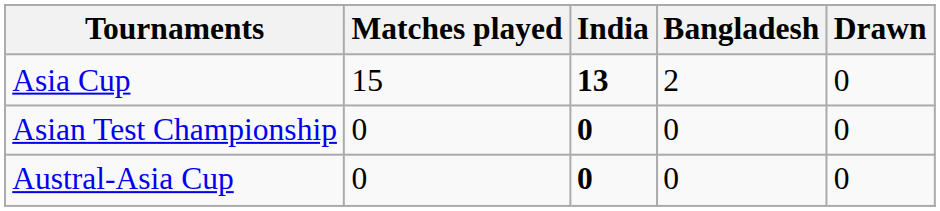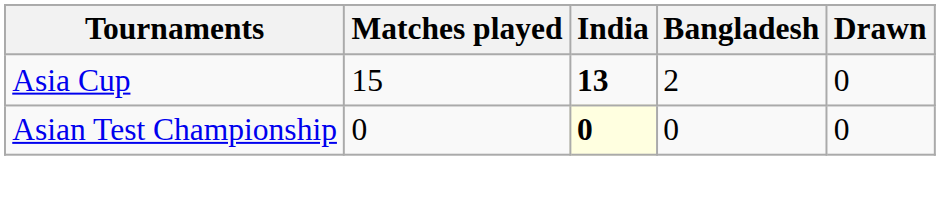(585, 129) no background -> (585, 129) lightyellow background
- row: (123, 179)
